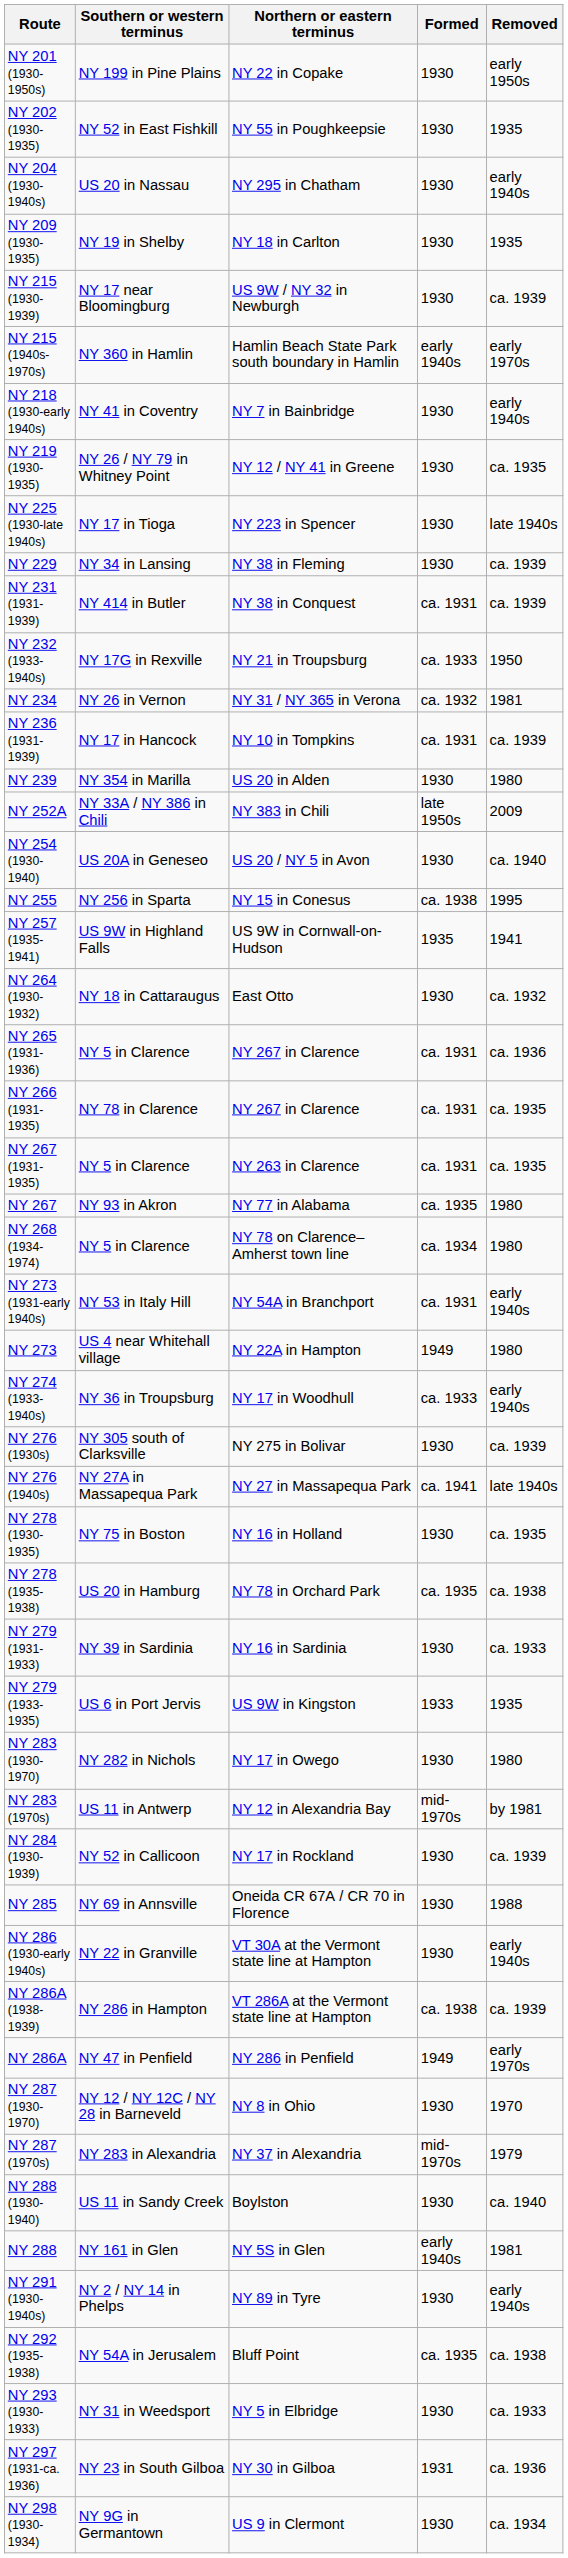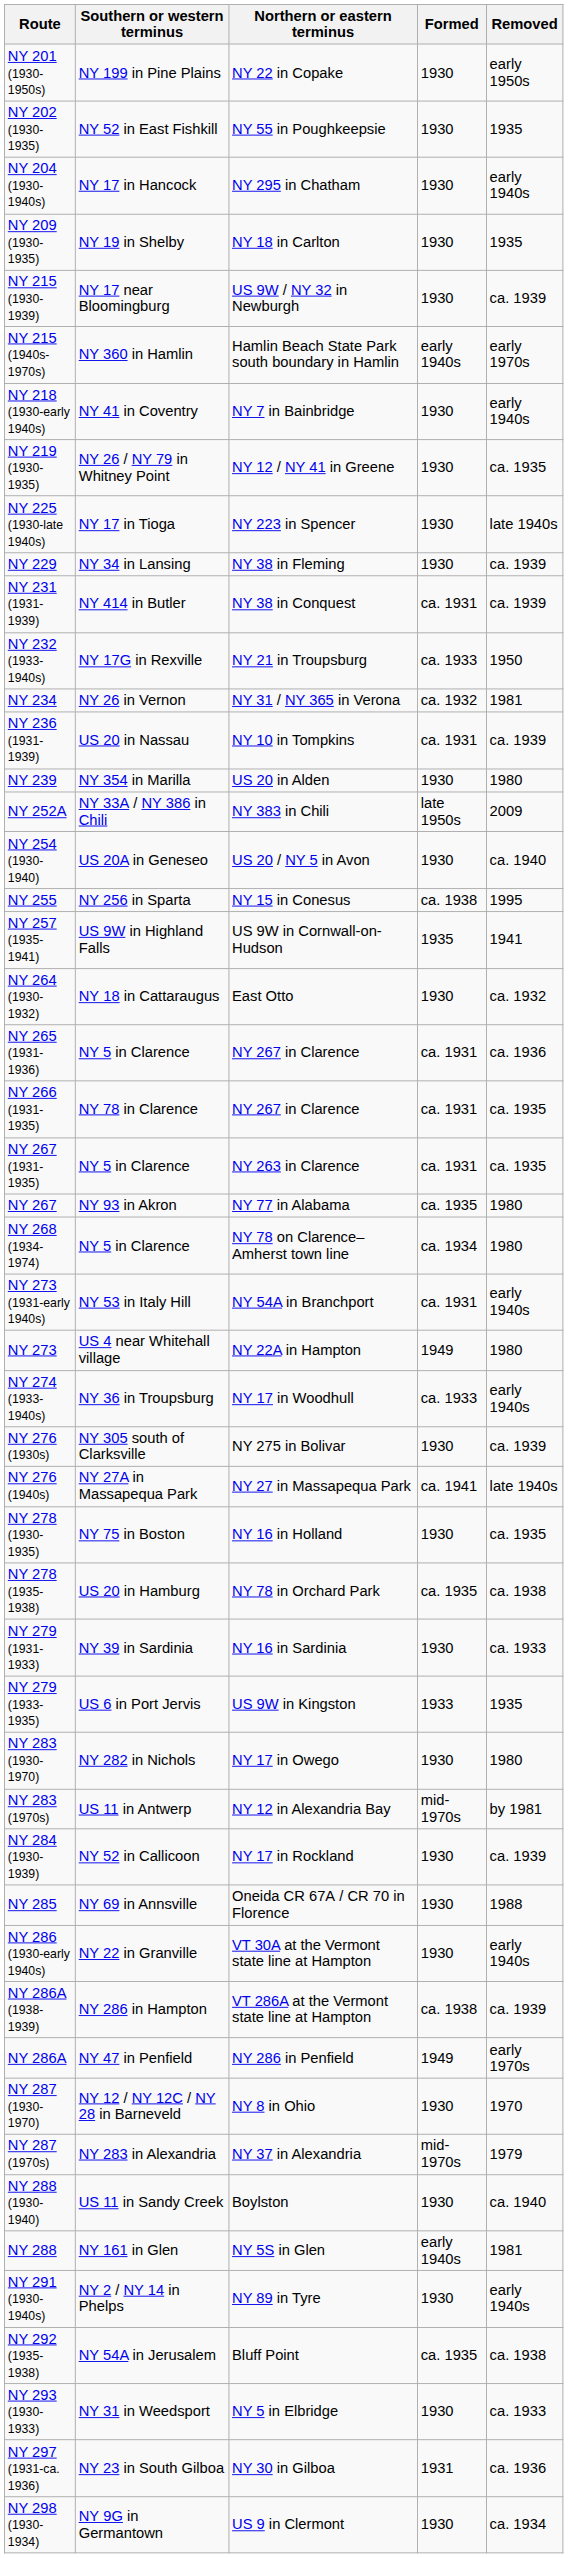(134, 185) US 20 in Nassau -> (138, 185) NY 17 in Hancock
(138, 740) NY 17 in Hancock -> (134, 740) US 20 in Nassau
